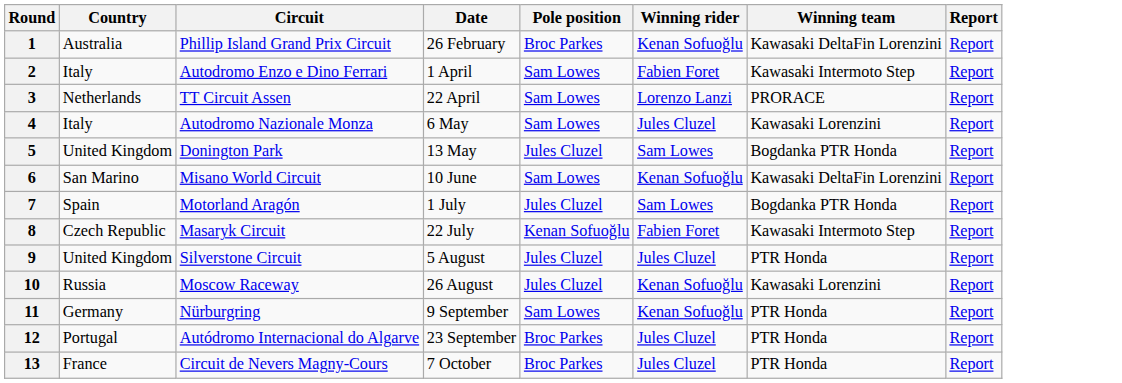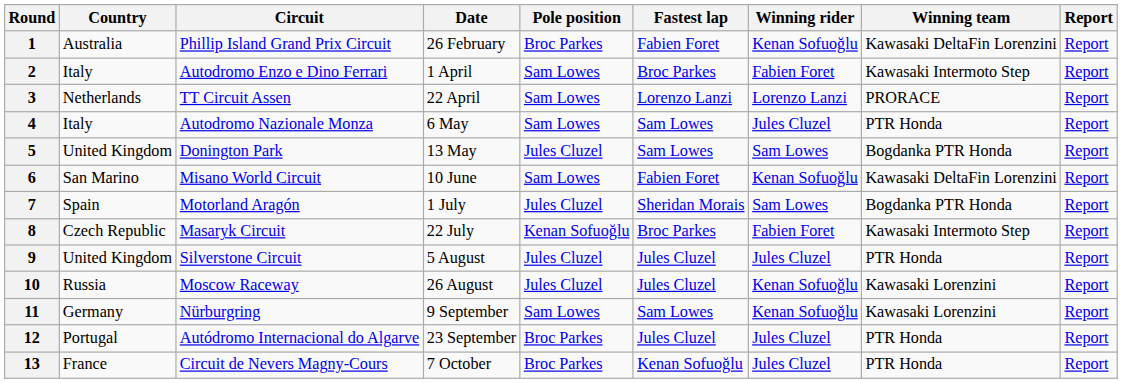+ column: (691, 17)
(816, 124) Kawasaki Lorenzini -> (904, 124) PTR Honda
(789, 311) PTR Honda -> (931, 311) Kawasaki Lorenzini
